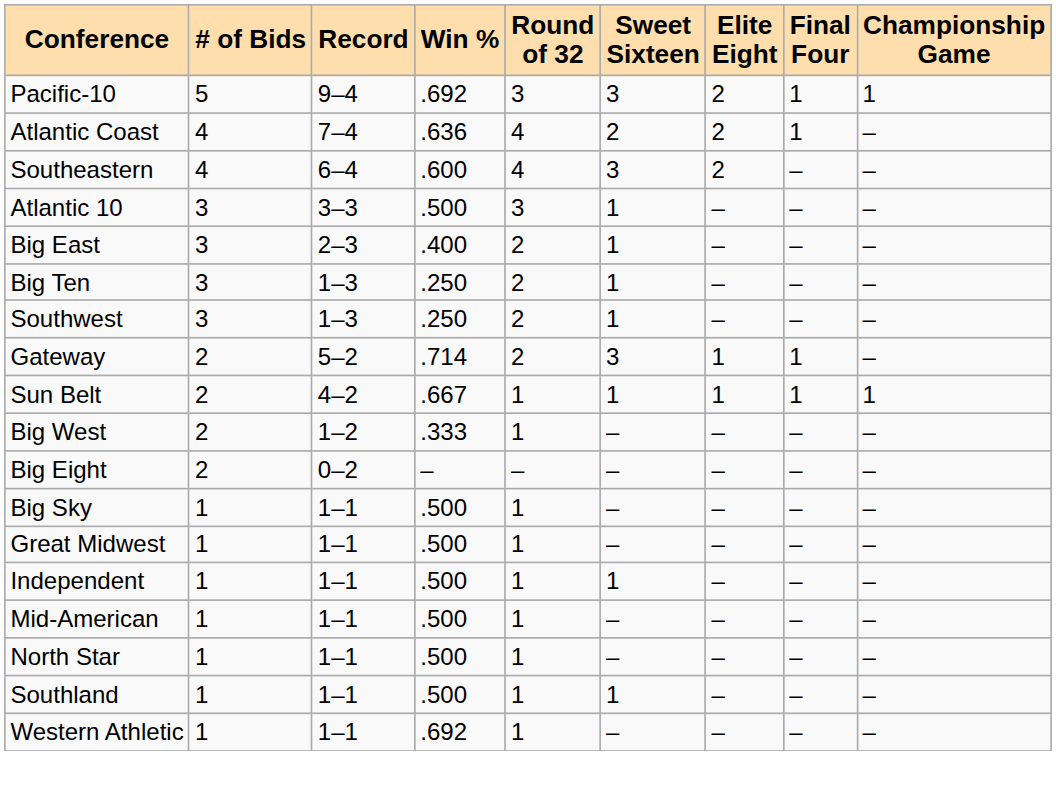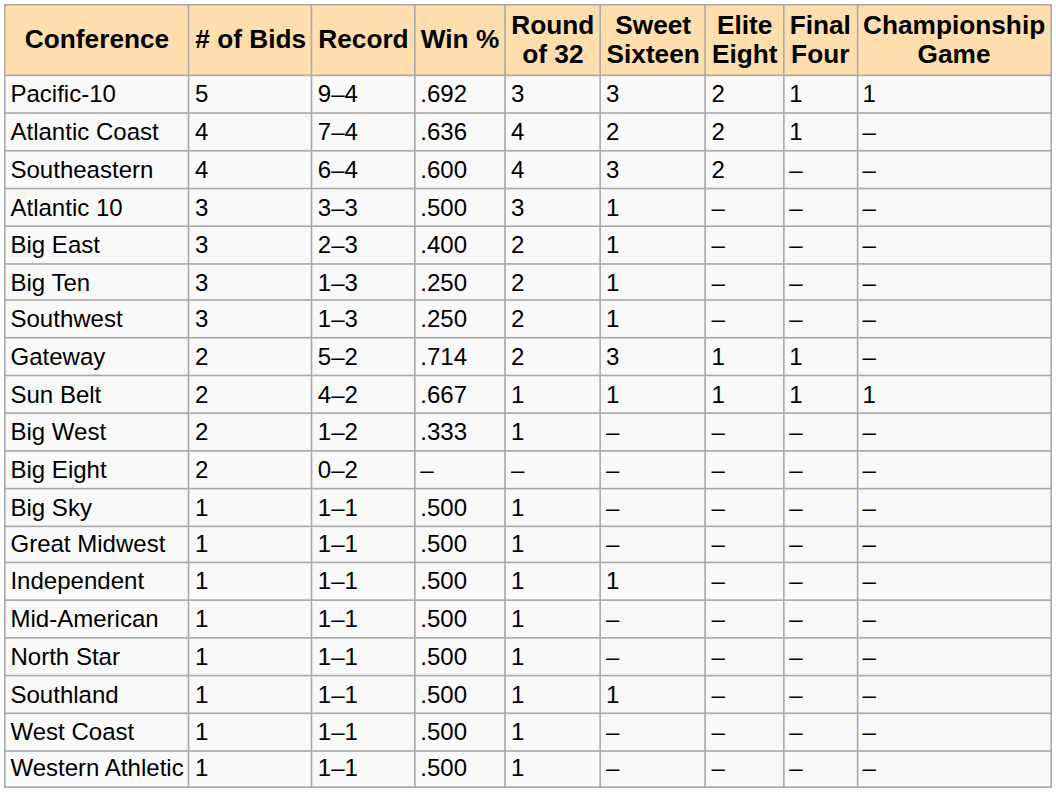+ row: (72, 732)
(444, 732) .692 -> (444, 769) .500
